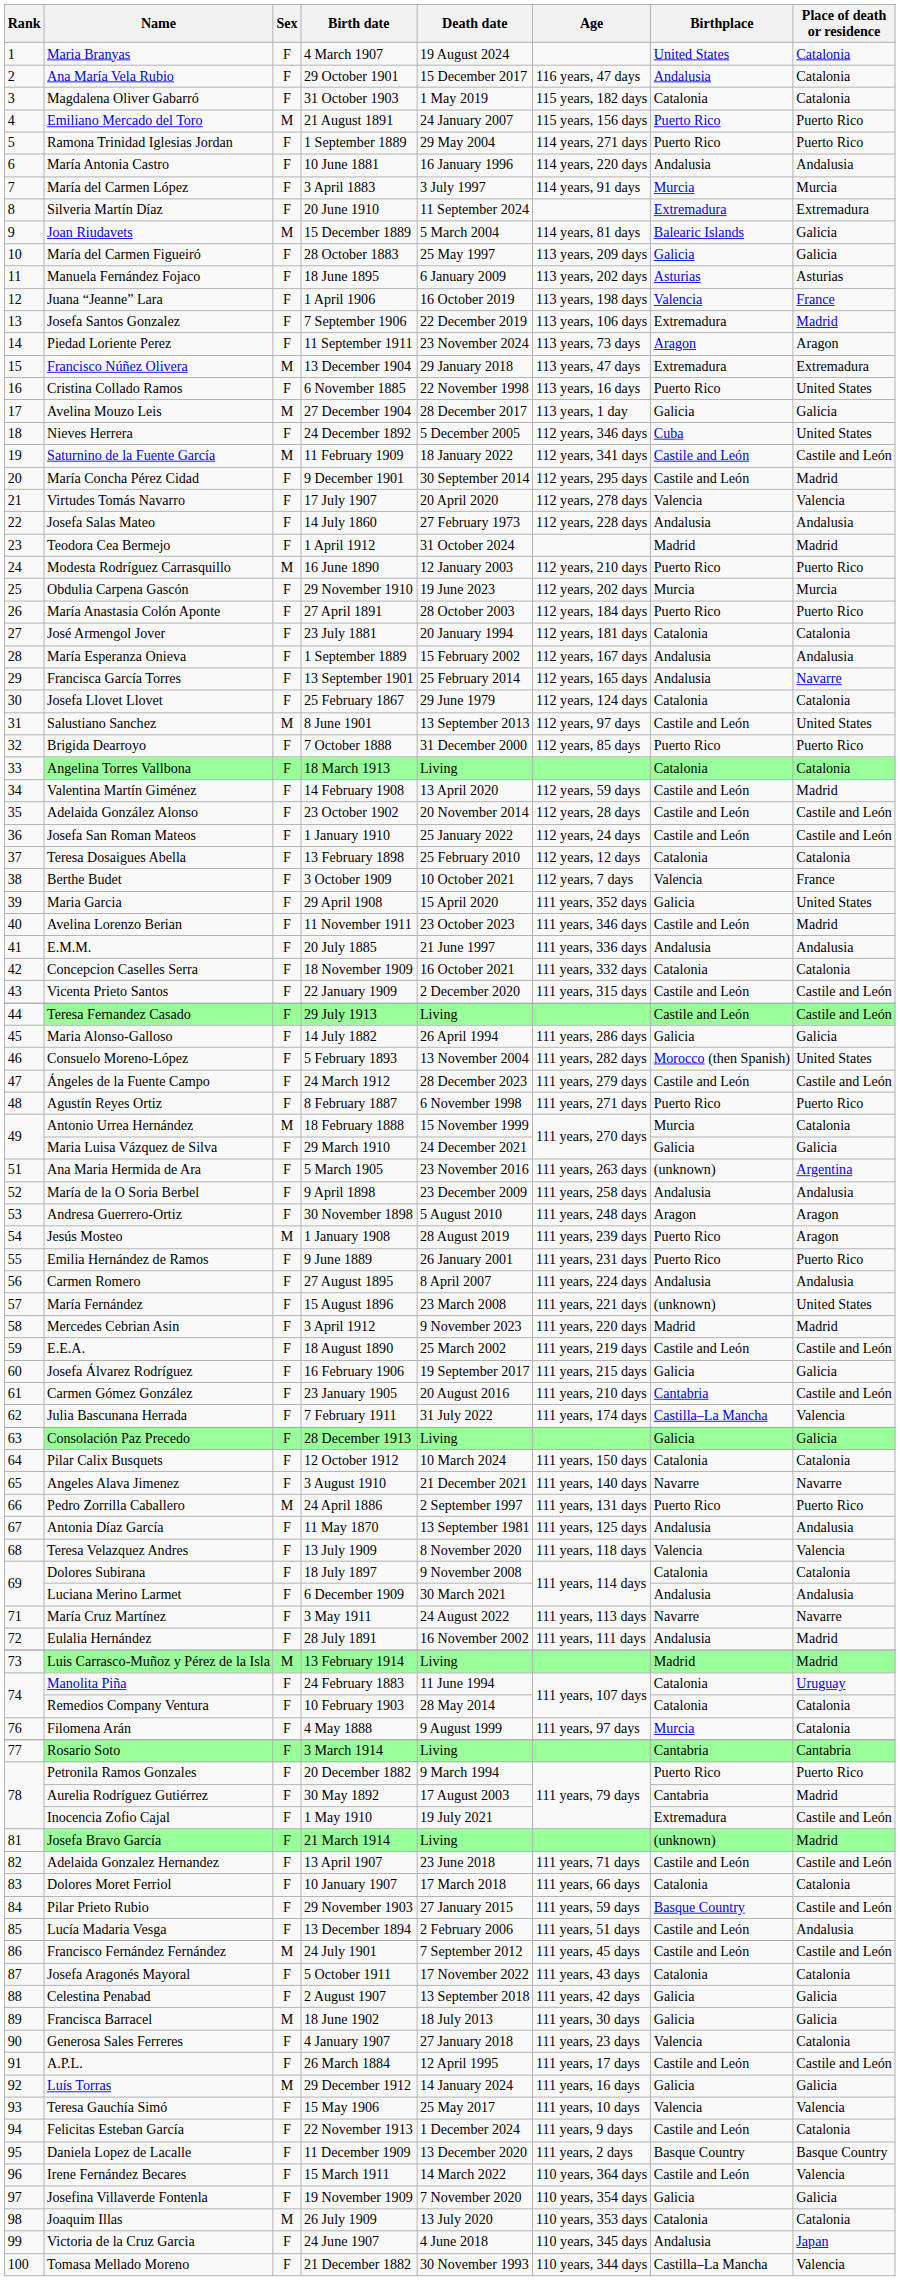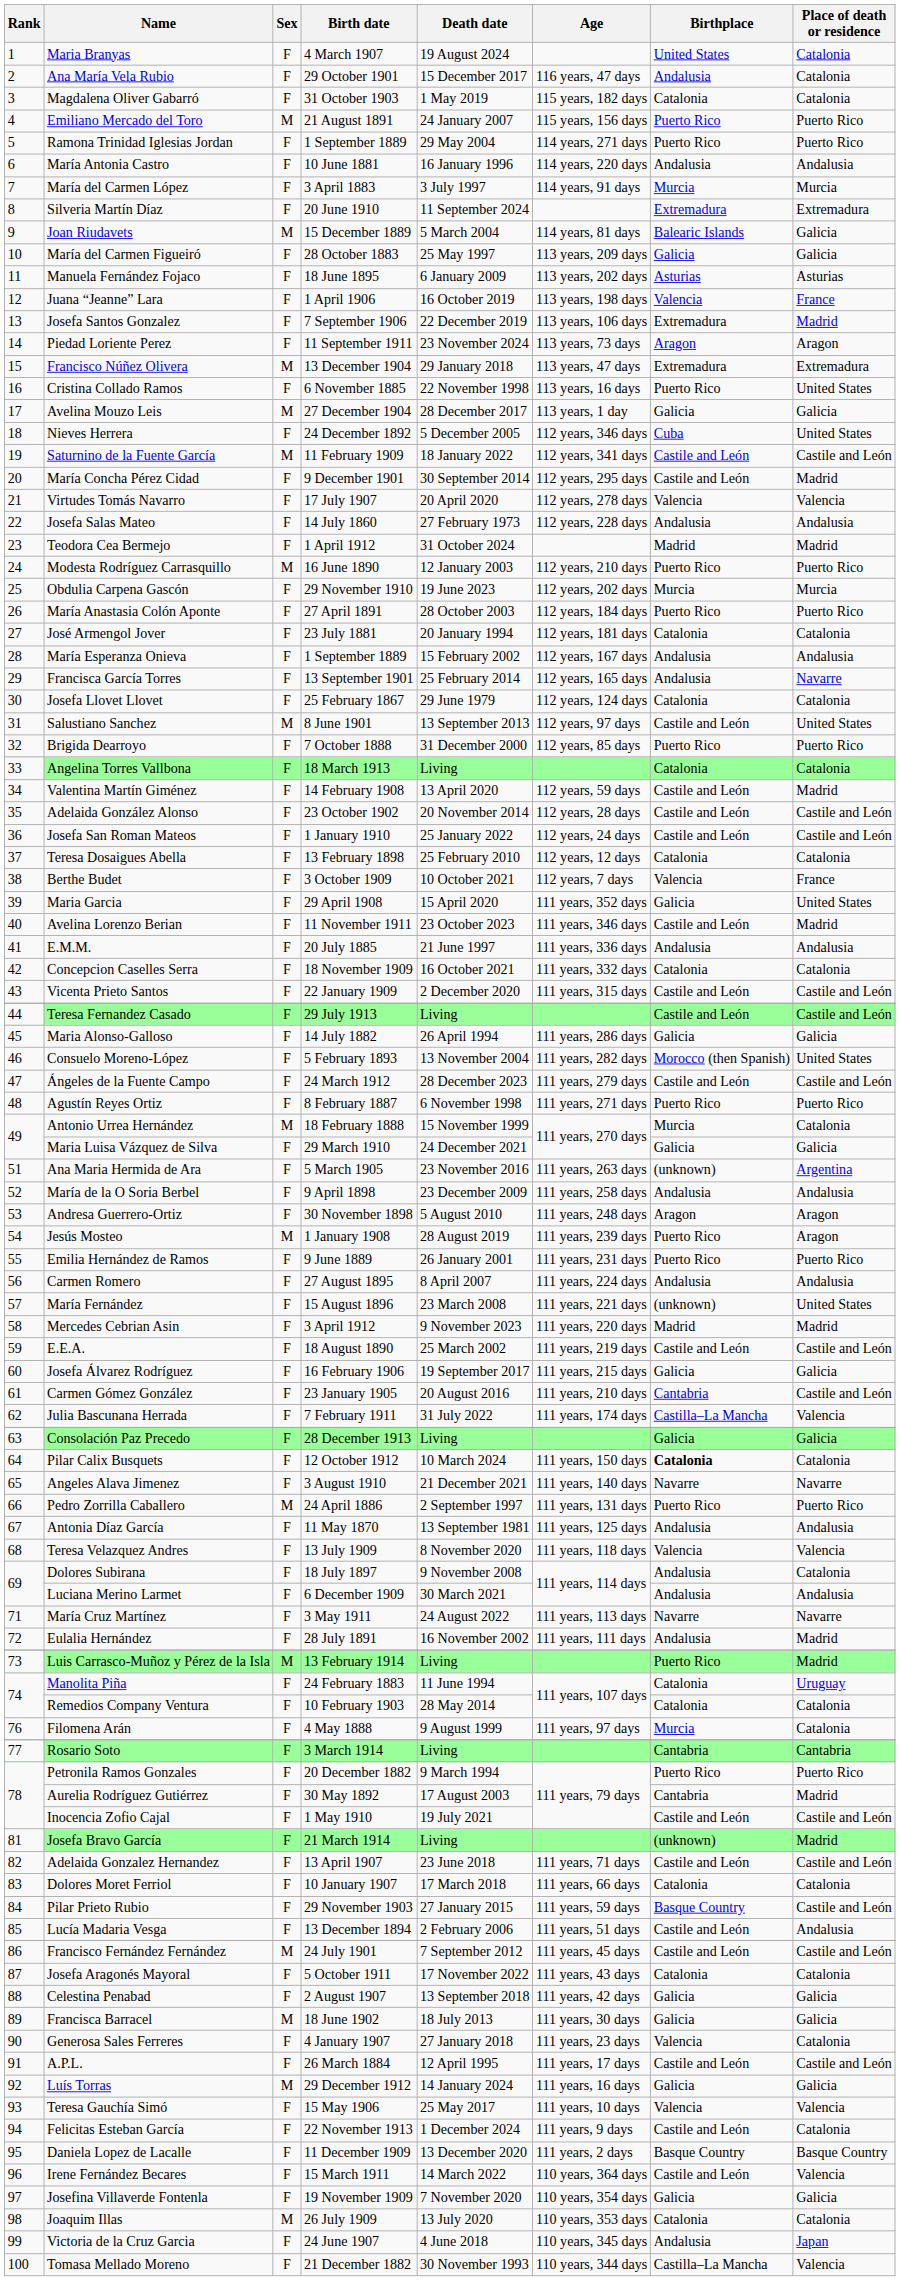(681, 1460) normal -> (683, 1460) bold
(681, 1572) Catalonia -> (682, 1572) Andalusia
(675, 1661) Madrid -> (687, 1661) Puerto Rico
(690, 1817) Extremadura -> (701, 1817) Castile and León
